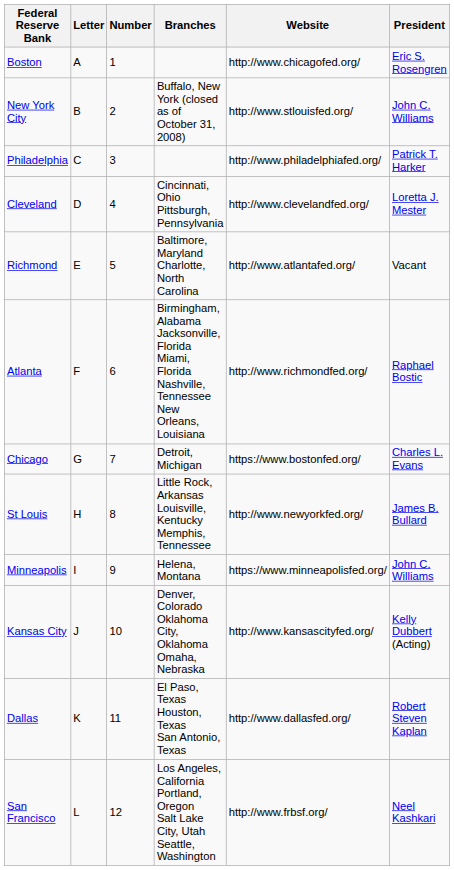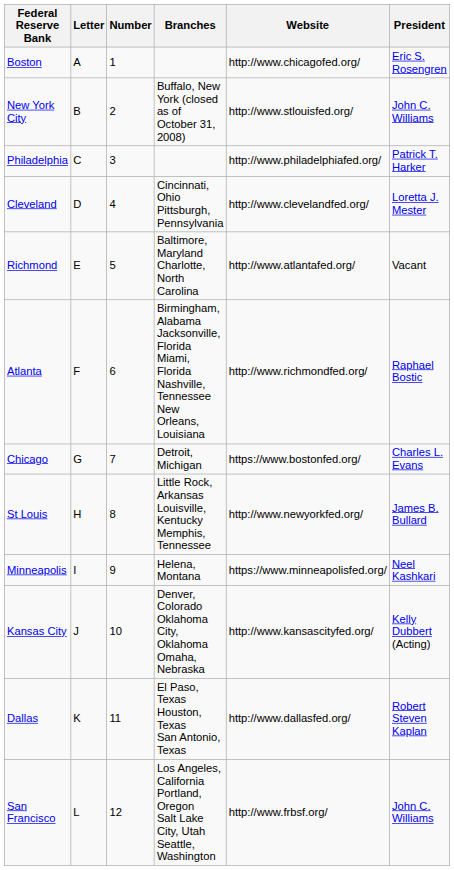(413, 570) John C. Williams -> (414, 570) Neel Kashkari
(414, 812) Neel Kashkari -> (413, 812) John C. Williams
